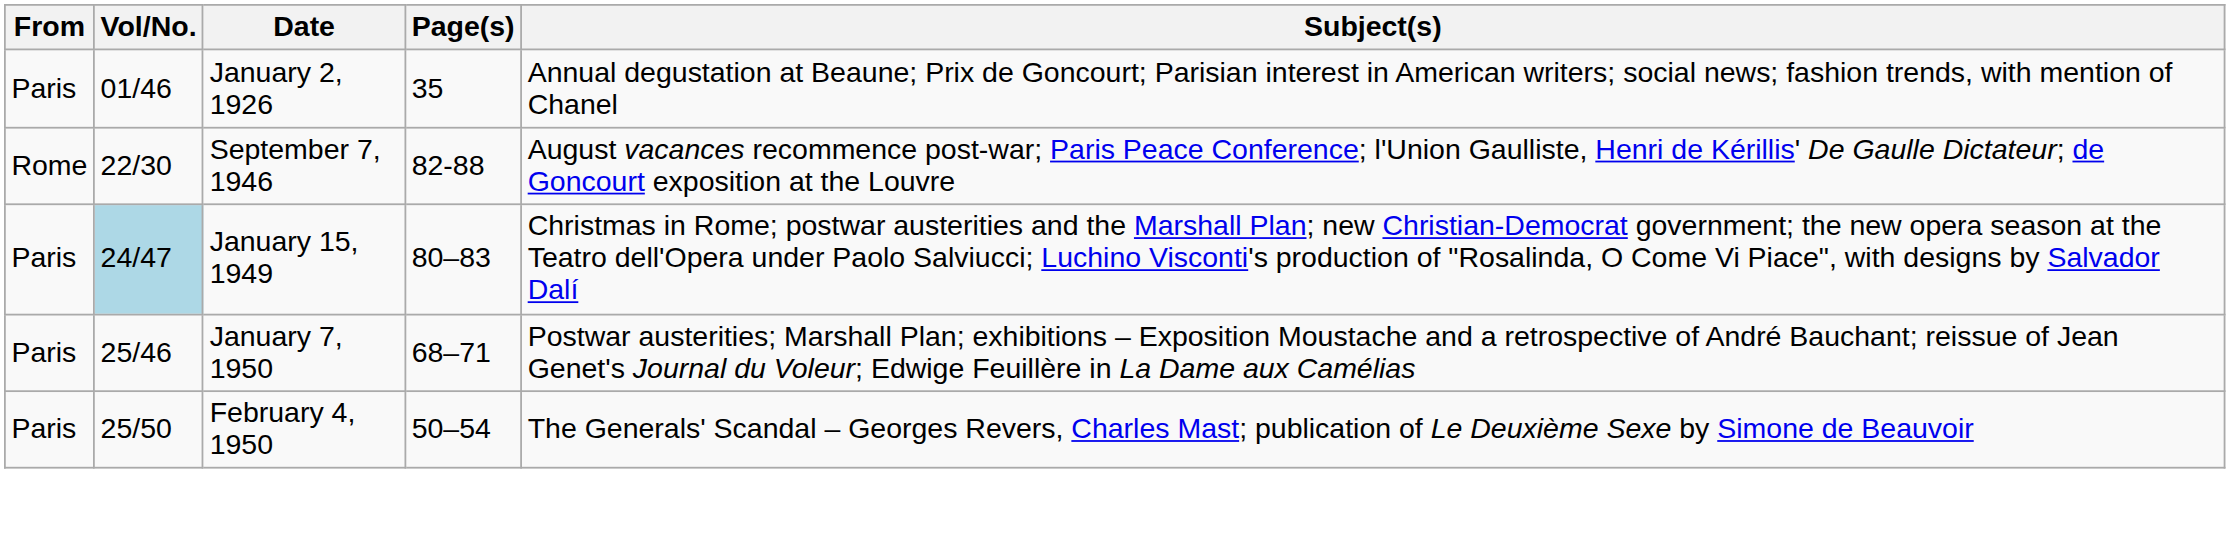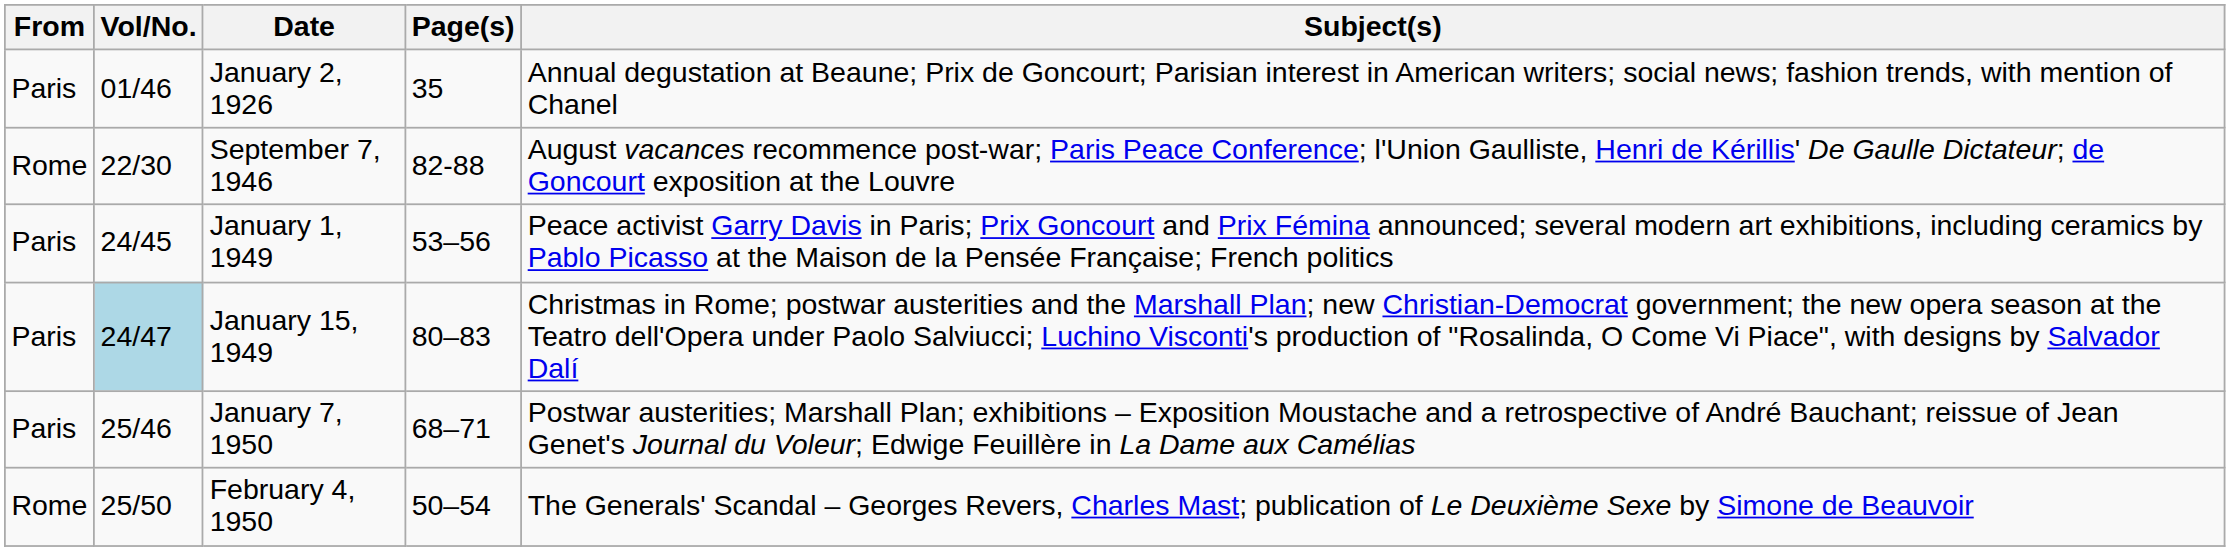+ row: (276, 242)
(44, 429) Paris -> (49, 506) Rome
